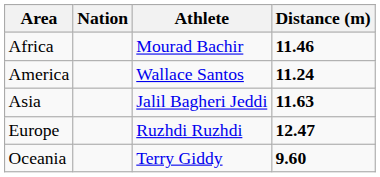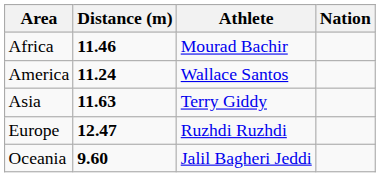columns swapped: (323, 18) <-> (103, 18)
(202, 102) Jalil Bagheri Jeddi -> (224, 102) Terry Giddy
(179, 158) Terry Giddy -> (246, 158) Jalil Bagheri Jeddi
